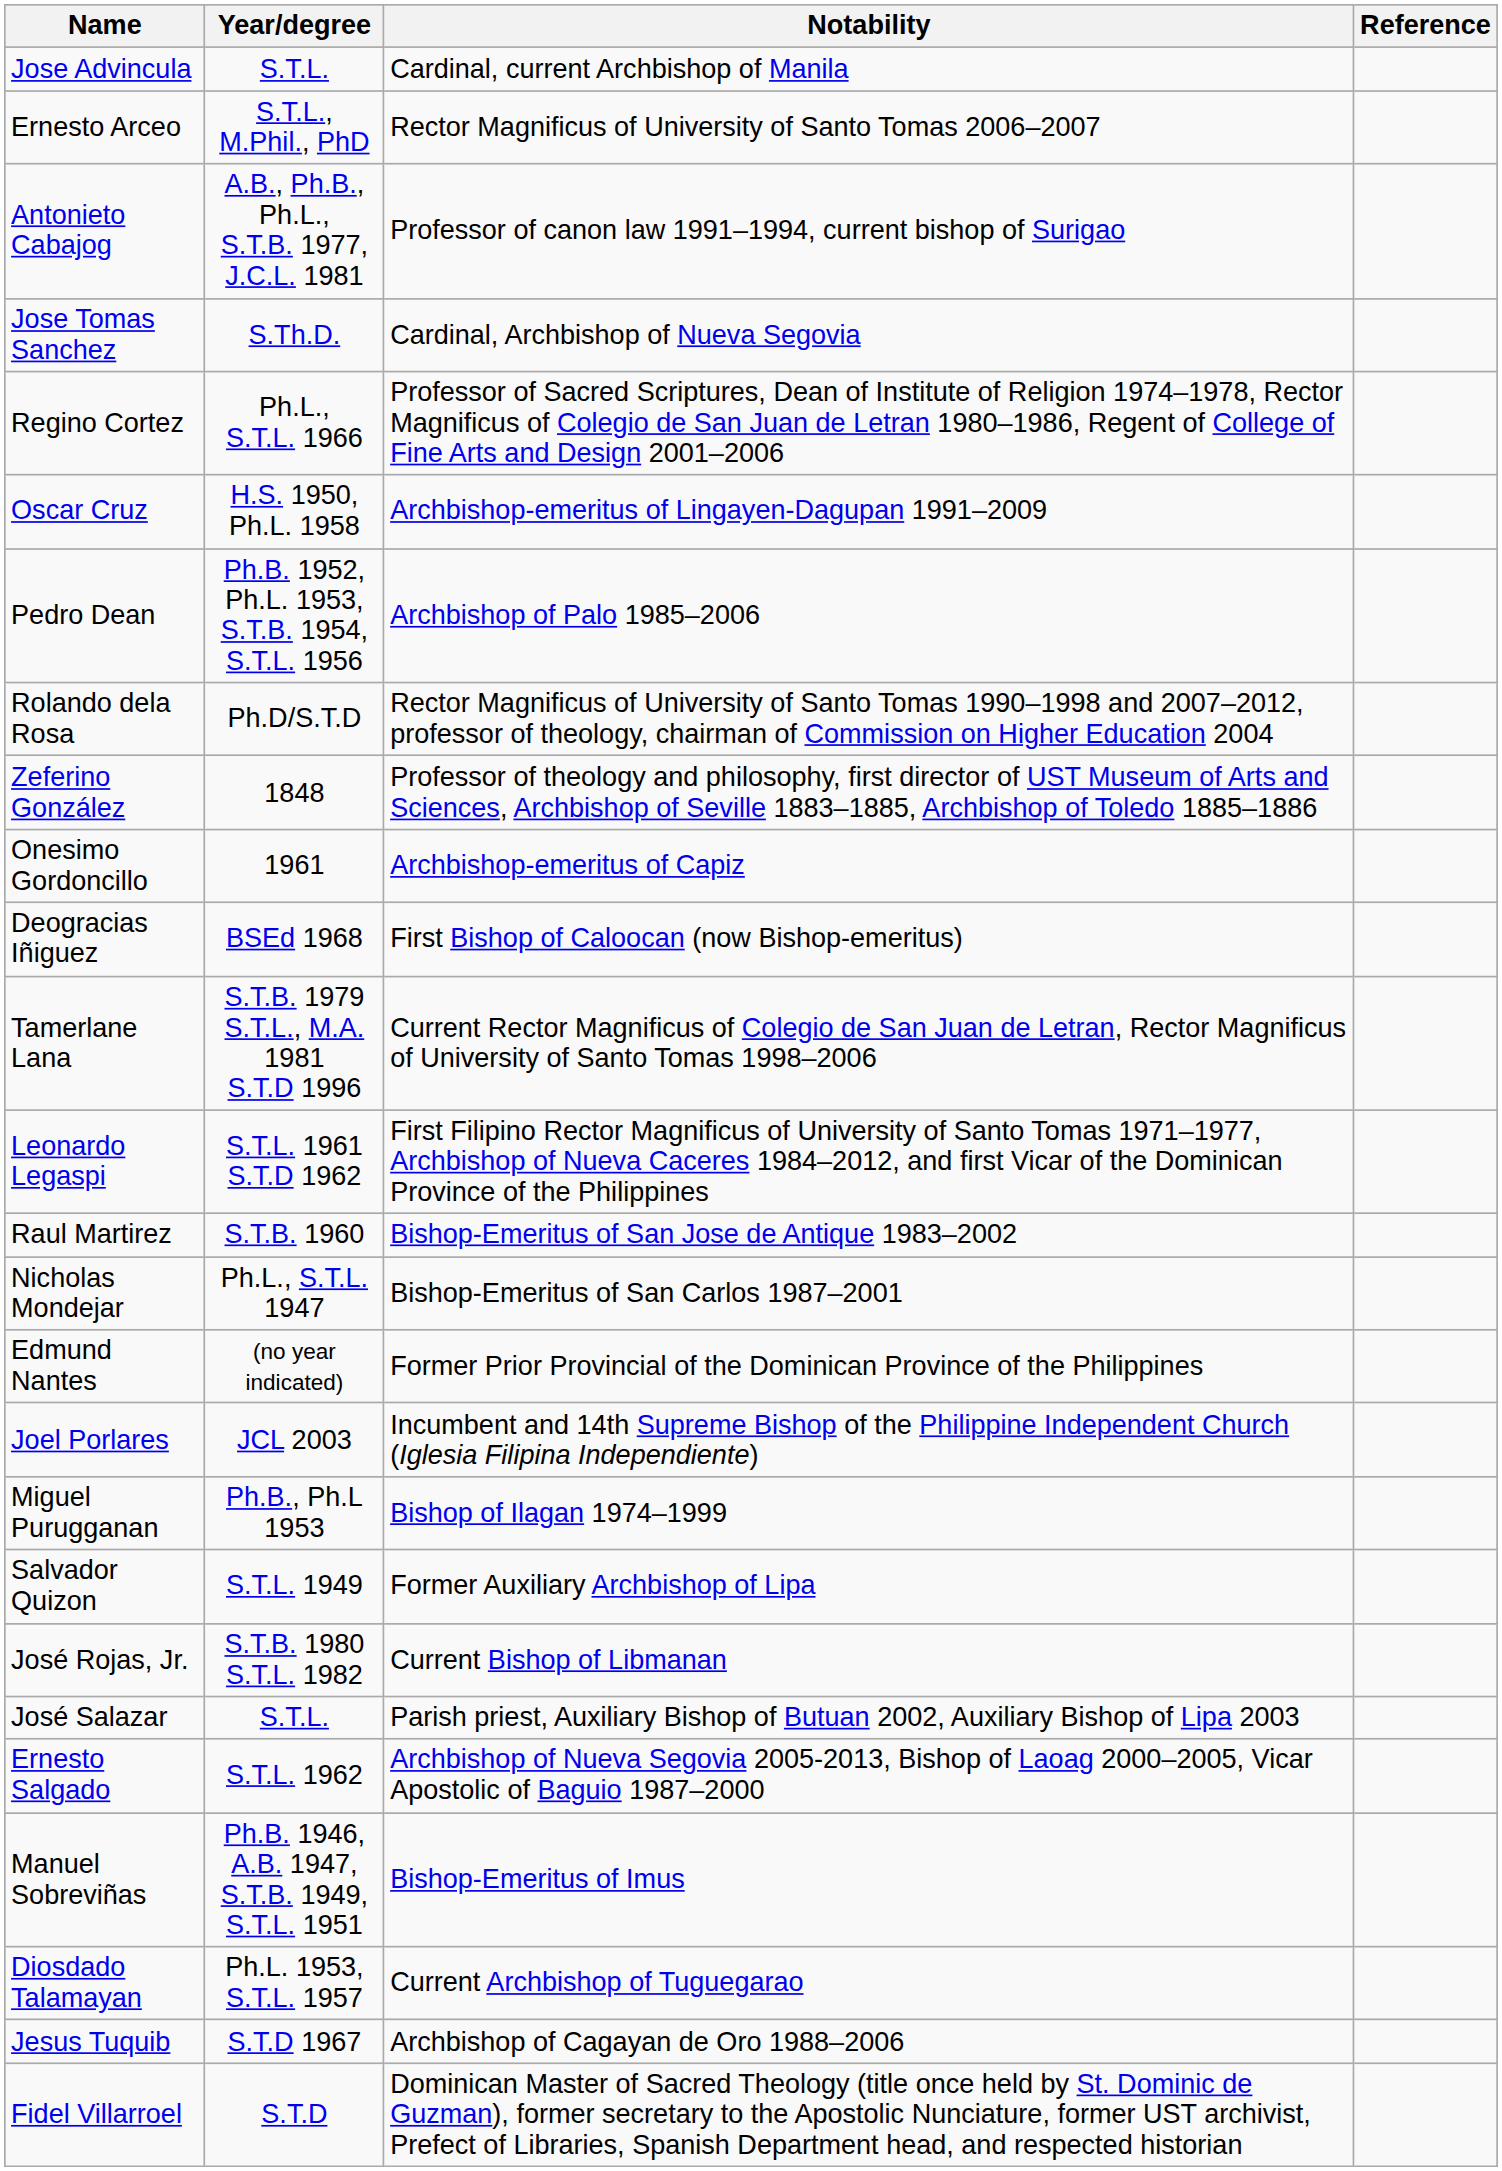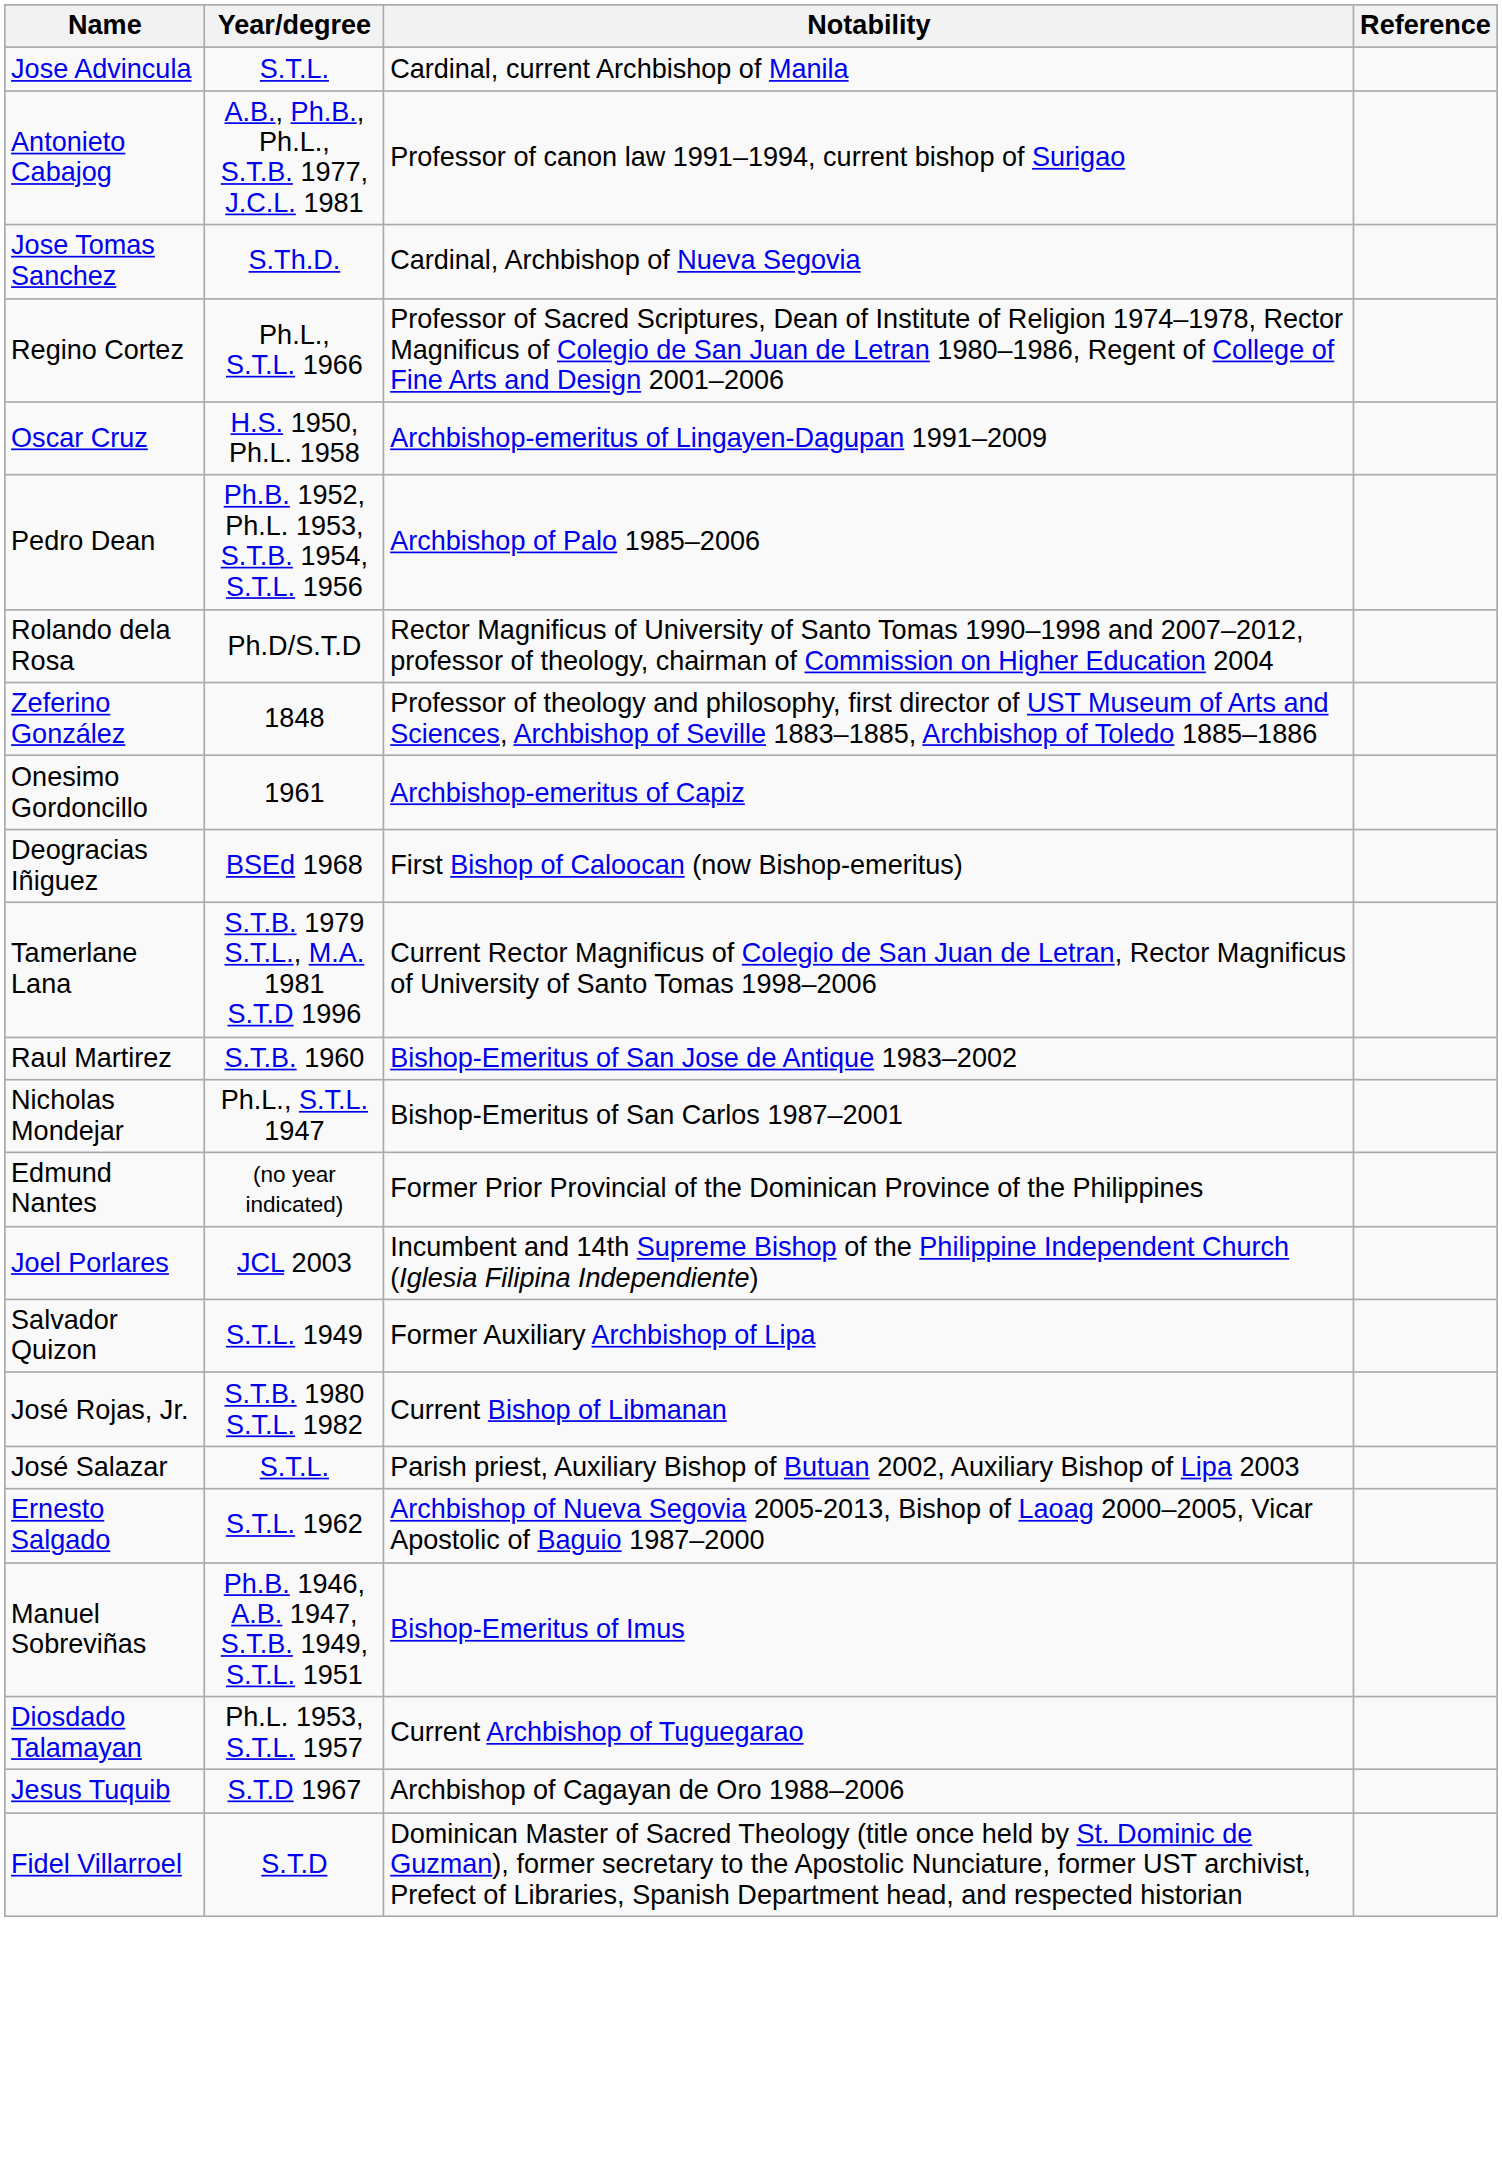- row: (96, 126)
- row: (68, 1161)
- row: (85, 1512)
